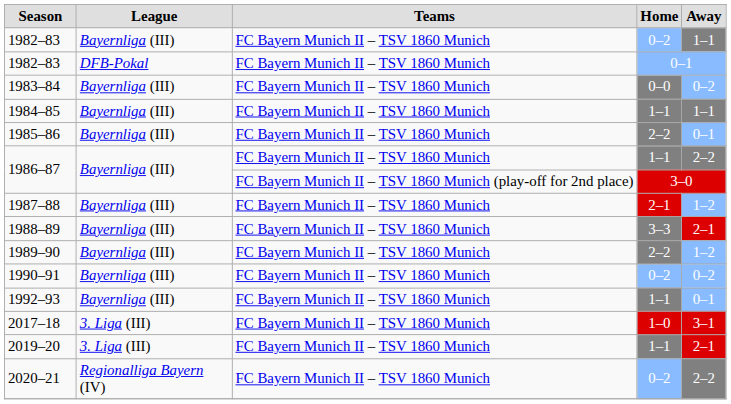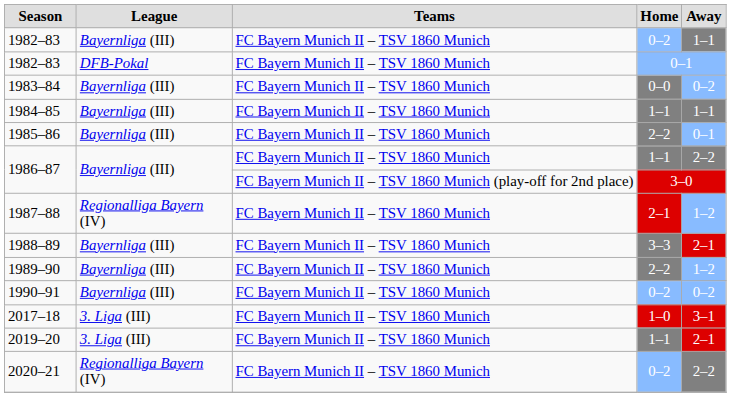(127, 205) Bayernliga (III) -> (142, 213) Regionalliga Bayern (IV)
- row: (34, 299)
